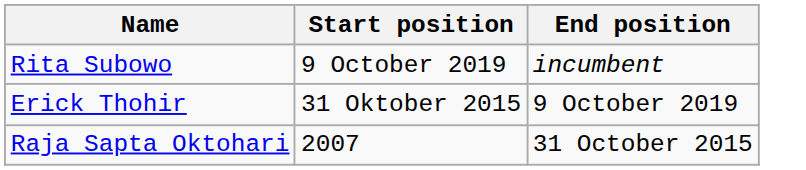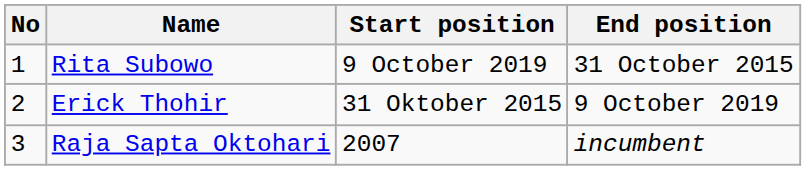+ column: (25, 25)
(599, 65) incumbent -> (684, 65) 31 October 2015
(643, 144) 31 October 2015 -> (640, 144) incumbent
